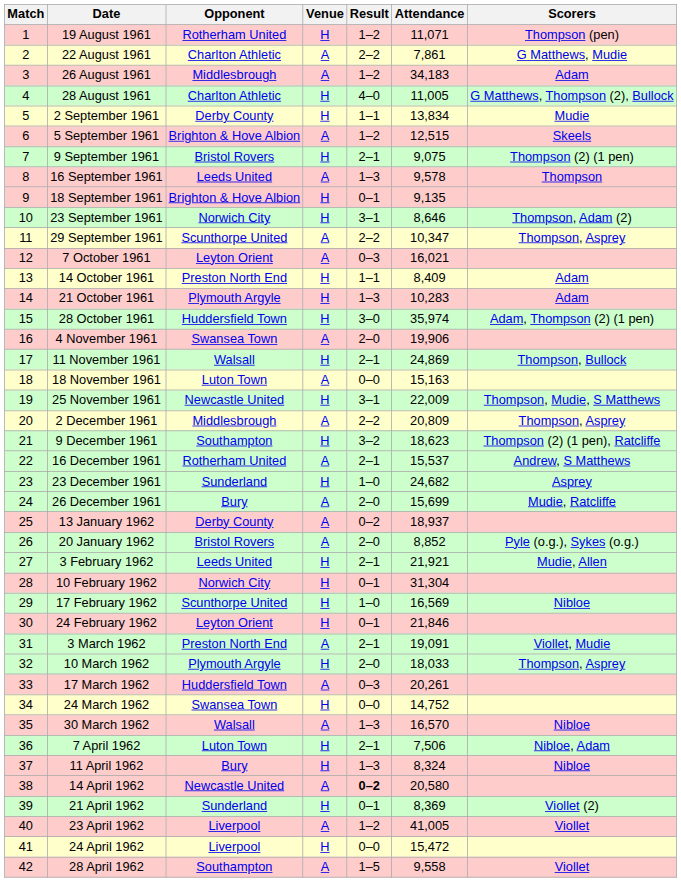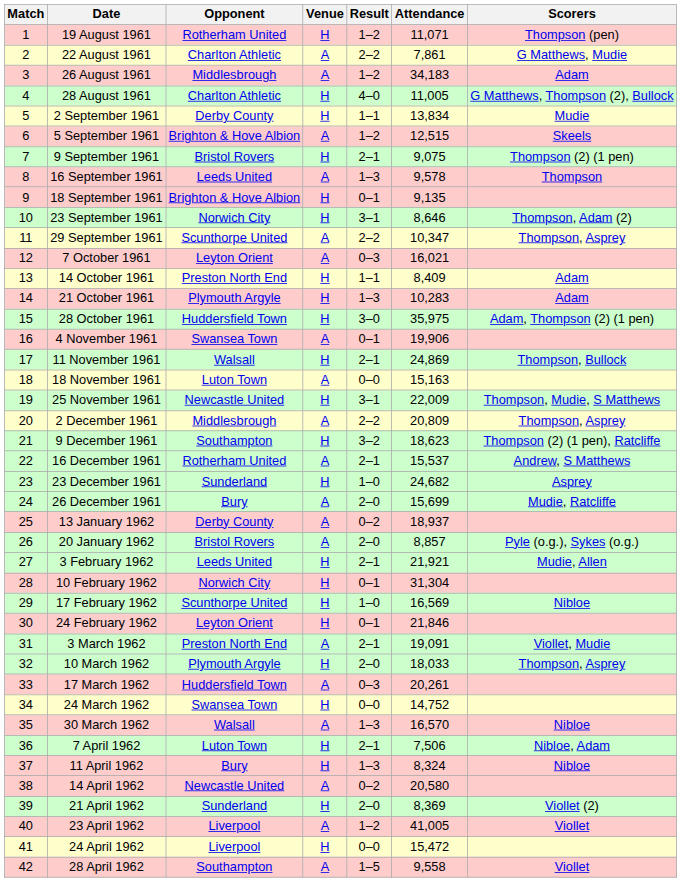(430, 319) 35,974 -> (430, 319) 35,975
(369, 339) 2–0 -> (369, 339) 0–1
(430, 542) 8,852 -> (430, 542) 8,857
(369, 786) bold -> (369, 786) normal
(369, 806) 0–1 -> (369, 806) 2–0
